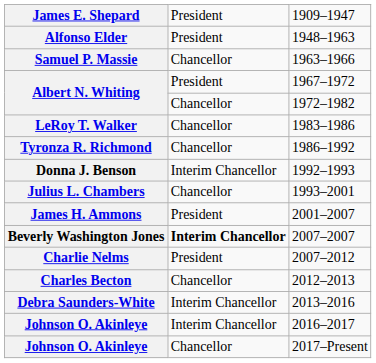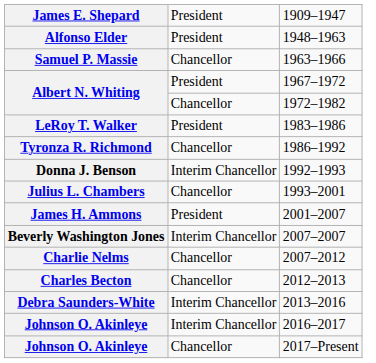(201, 125) Chancellor -> (197, 125) President
(228, 236) bold -> (224, 236) normal
(197, 258) President -> (201, 258) Chancellor
